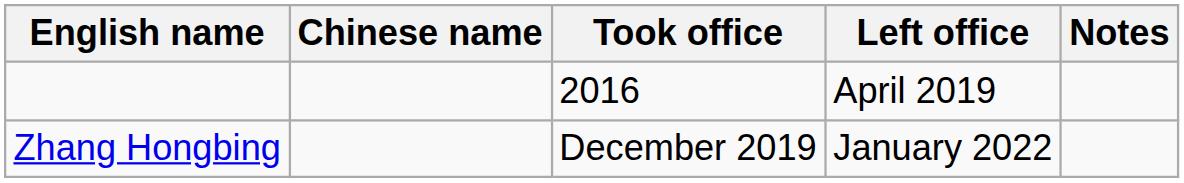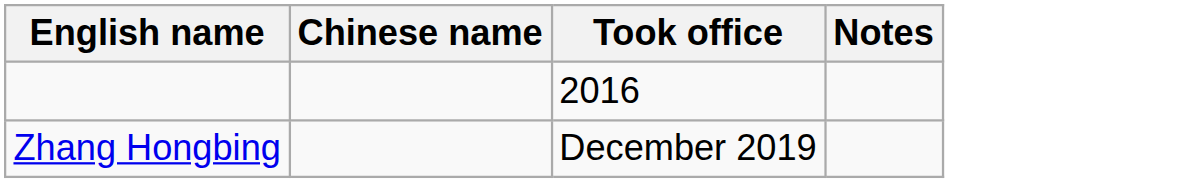- column: (943, 33)
